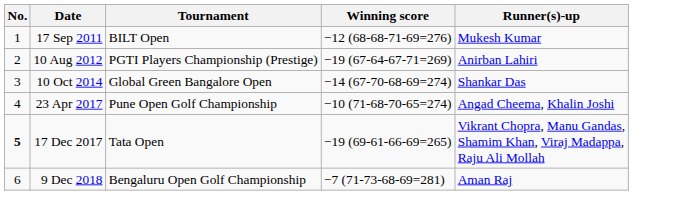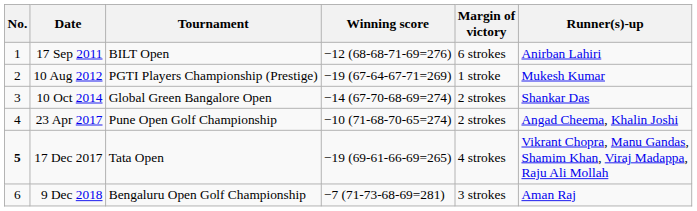+ column: (486, 23)
(499, 37) Mukesh Kumar -> (561, 53) Anirban Lahiri
(498, 59) Anirban Lahiri -> (563, 75) Mukesh Kumar
